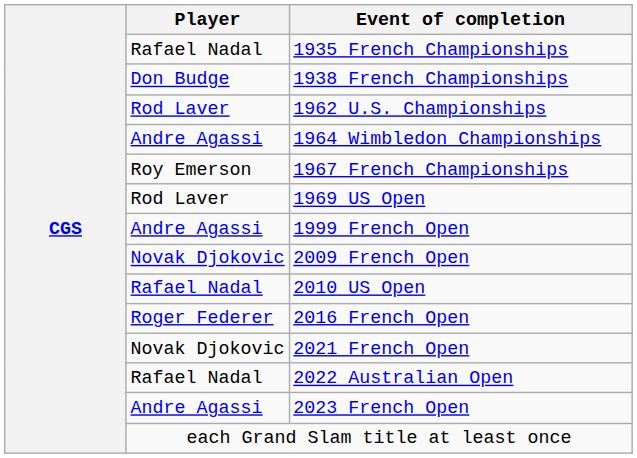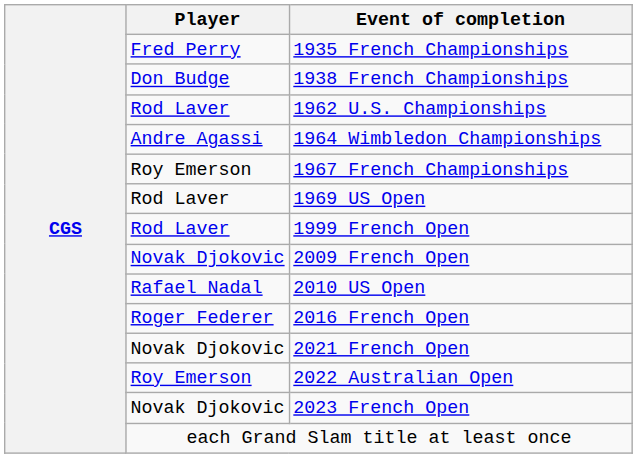(197, 50) Rafael Nadal -> (186, 50) Fred Perry
(197, 229) Andre Agassi -> (180, 229) Rod Laver
(197, 378) Rafael Nadal -> (191, 378) Roy Emerson
(197, 408) Andre Agassi -> (208, 408) Novak Djokovic
